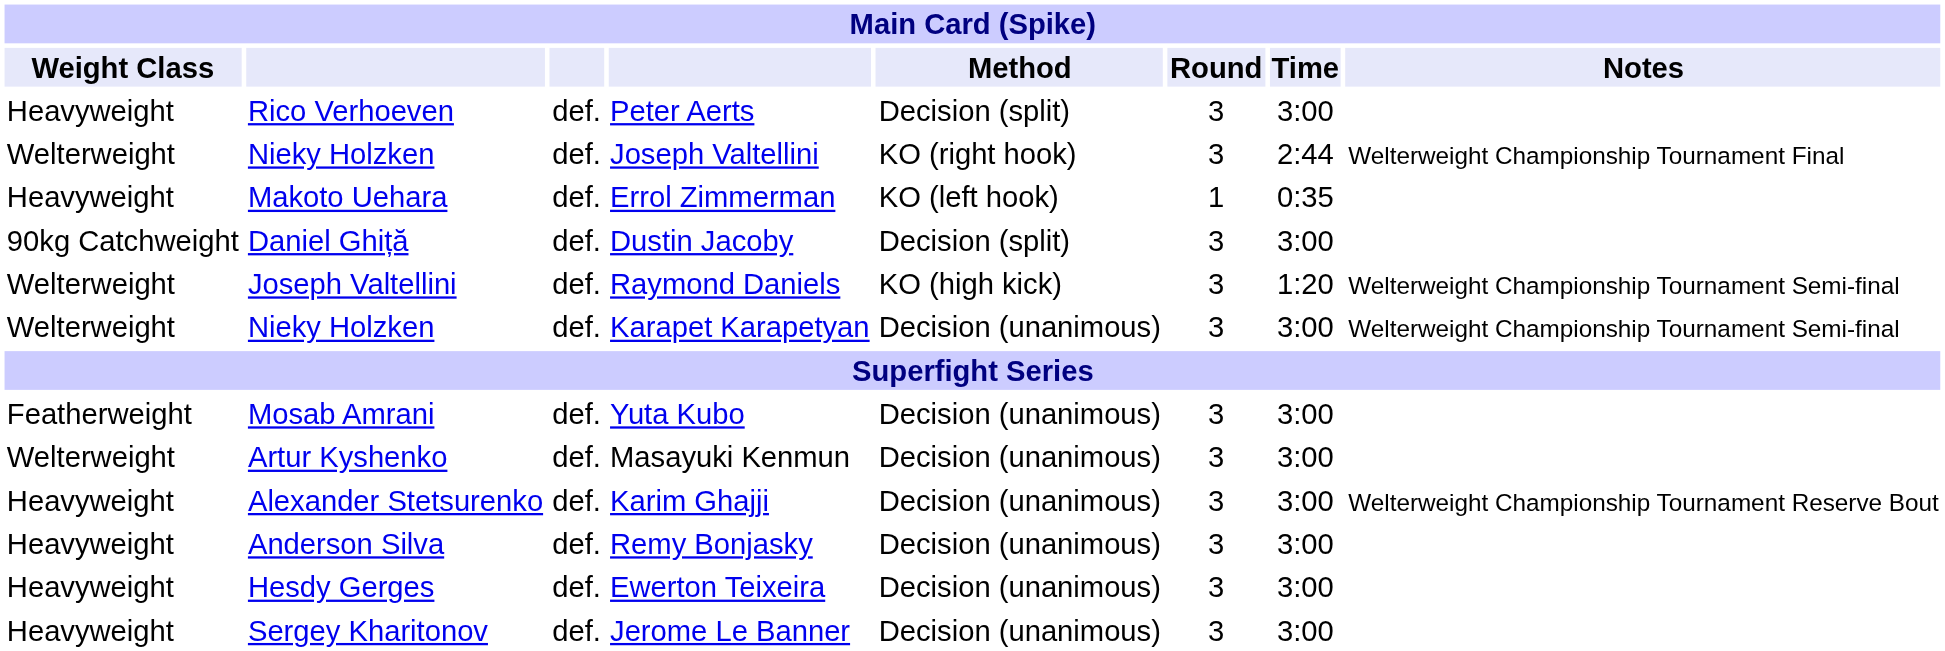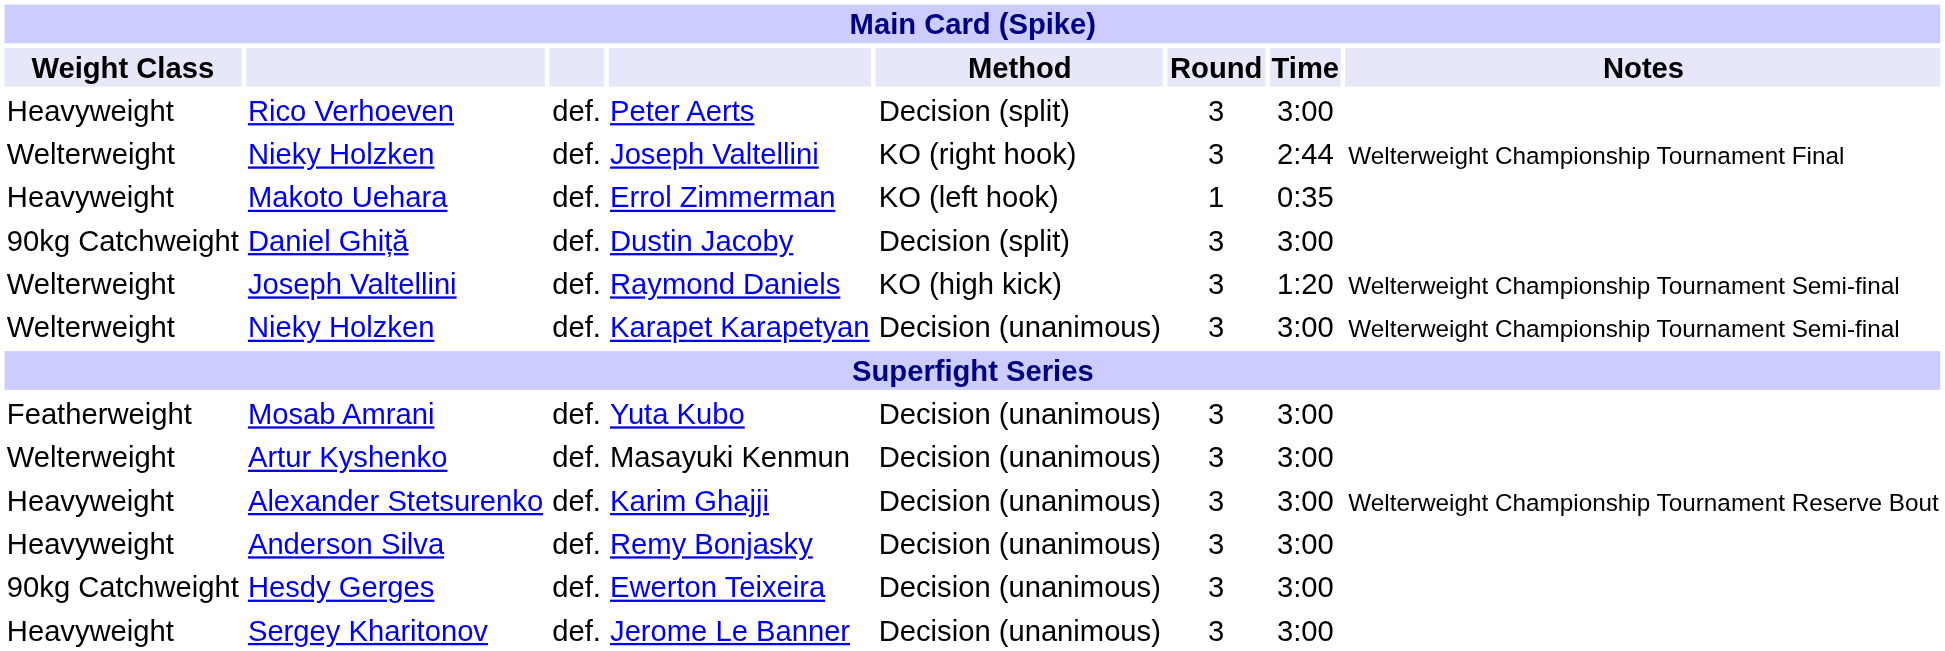(90, 587) Heavyweight -> (123, 587) 90kg Catchweight
